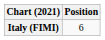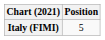(81, 27) 6 -> (81, 27) 5
